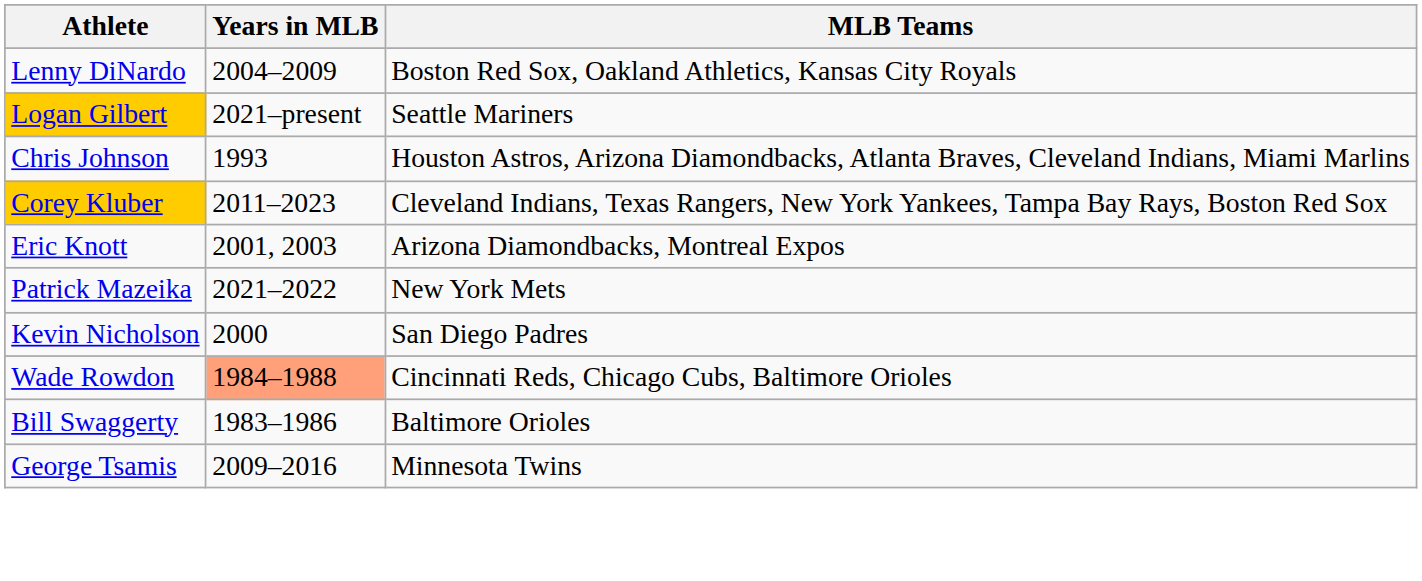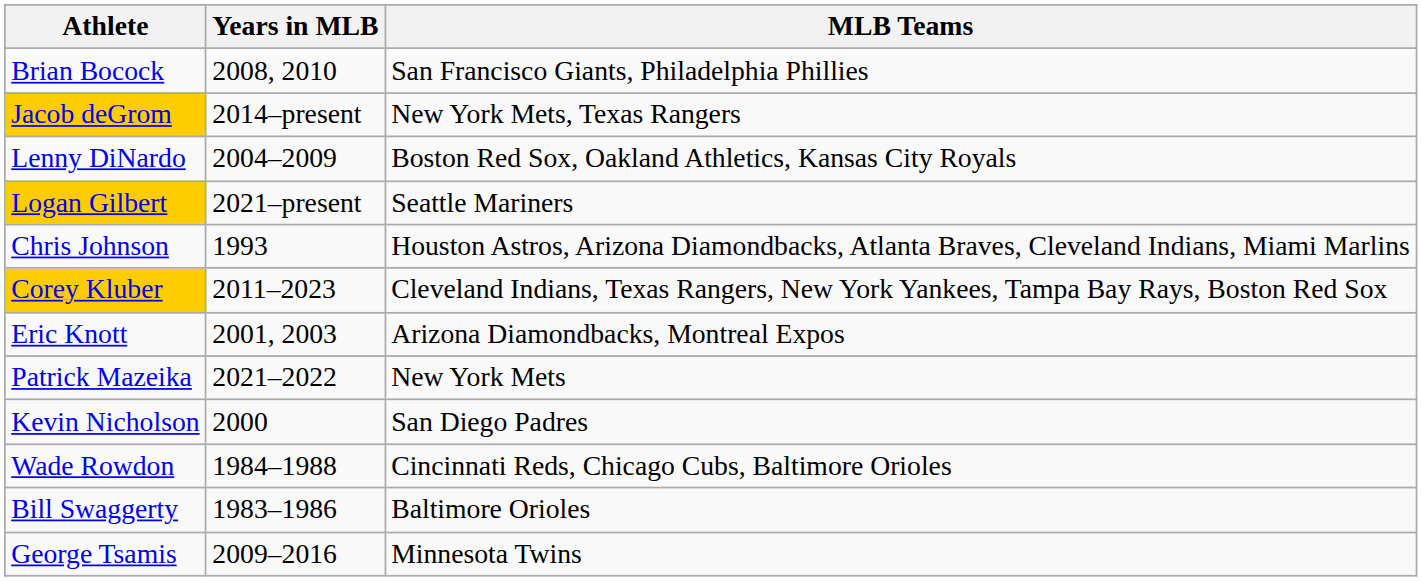+ row: (88, 70)
+ row: (92, 114)
(275, 377) lightsalmon background -> (275, 465) no background
